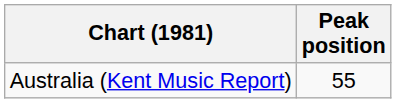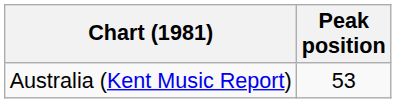(344, 80) 55 -> (344, 80) 53
